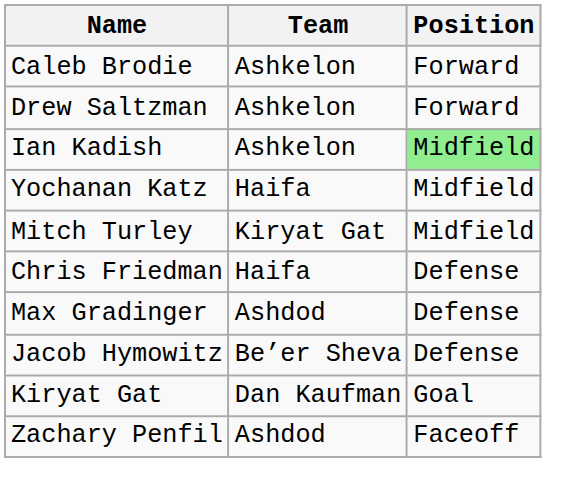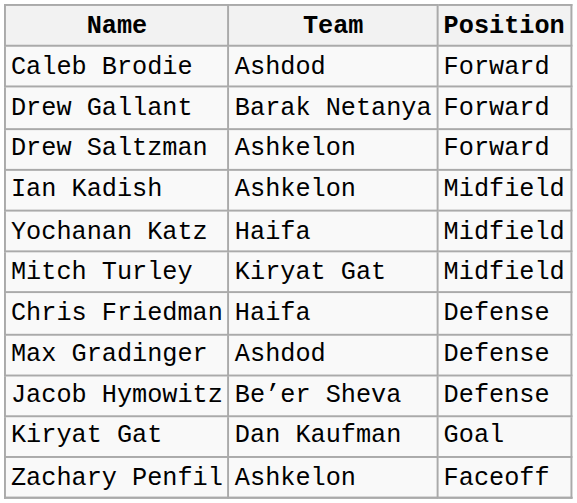(295, 67) Ashkelon -> (280, 67) Ashdod
+ row: (102, 108)
(474, 149) lightgreen background -> (504, 190) no background
(280, 437) Ashdod -> (295, 478) Ashkelon
